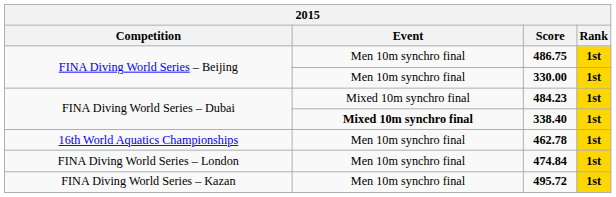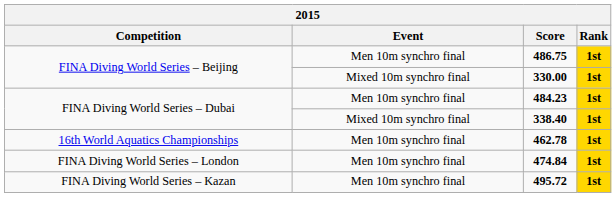(408, 77) Men 10m synchro final -> (408, 77) Mixed 10m synchro final
(408, 98) Mixed 10m synchro final -> (408, 98) Men 10m synchro final
(408, 119) bold -> (408, 119) normal
